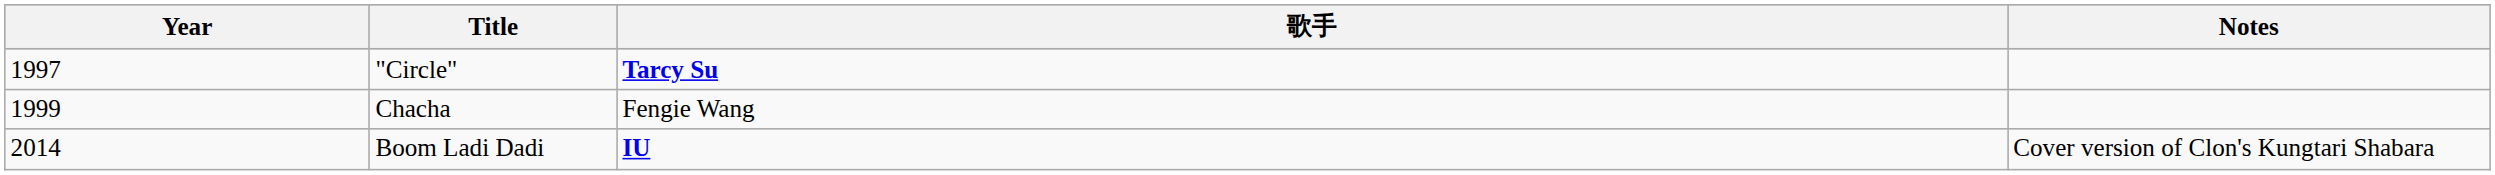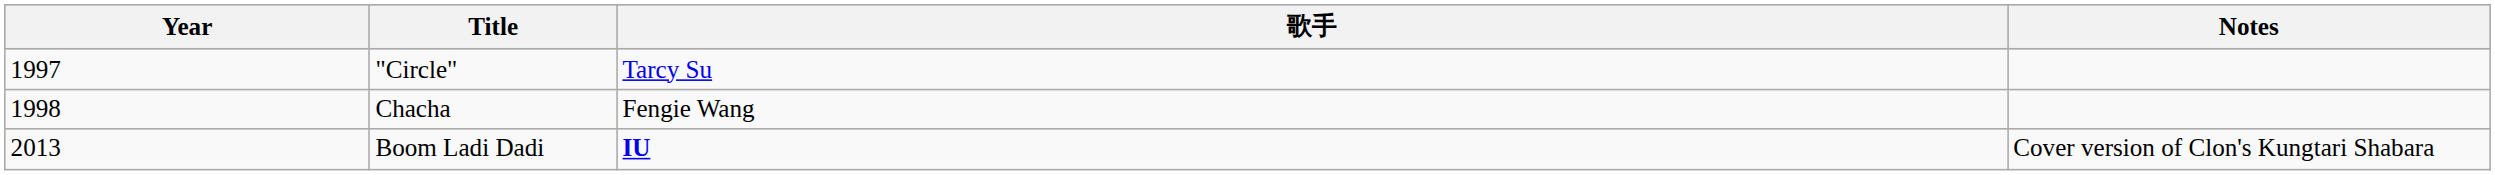(670, 68) bold -> (667, 68) normal
(36, 108) 1999 -> (36, 108) 1998
(36, 148) 2014 -> (36, 148) 2013
